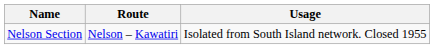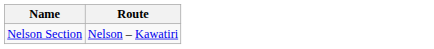- column: (305, 14)
